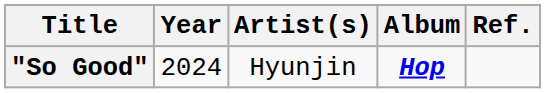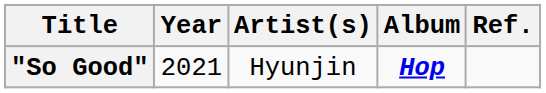(191, 67) 2024 -> (191, 67) 2021
